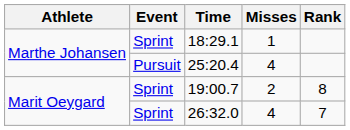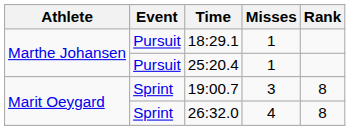(153, 41) Sprint -> (157, 41) Pursuit
(271, 65) 4 -> (271, 65) 1
(271, 89) 2 -> (271, 89) 3
(323, 113) 7 -> (323, 113) 8
